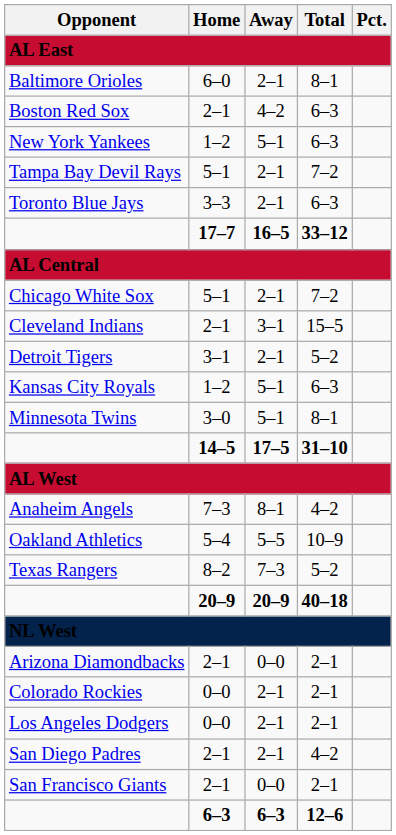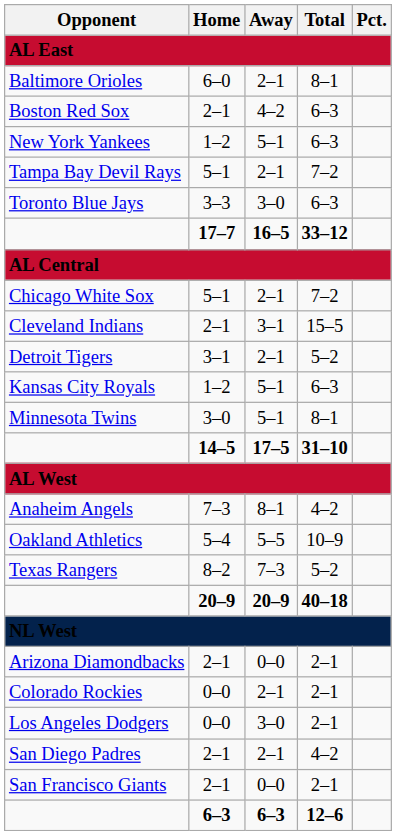(271, 203) 2–1 -> (271, 203) 3–0
(271, 723) 2–1 -> (271, 723) 3–0
